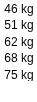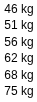+ row: (19, 42)
